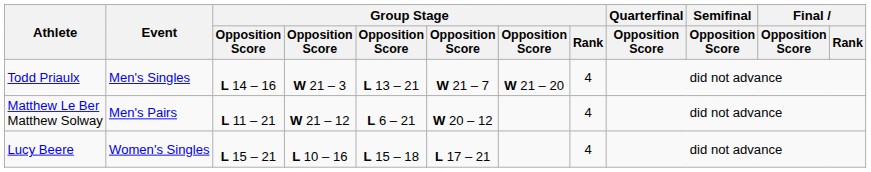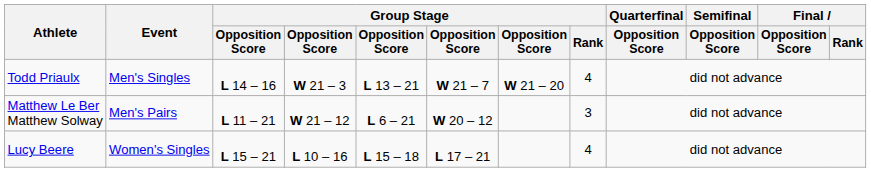(588, 113) 4 -> (588, 113) 3
